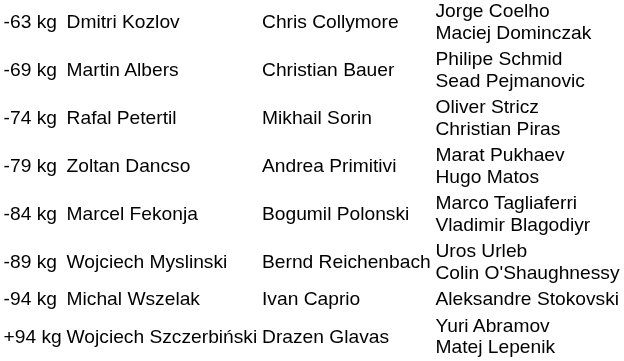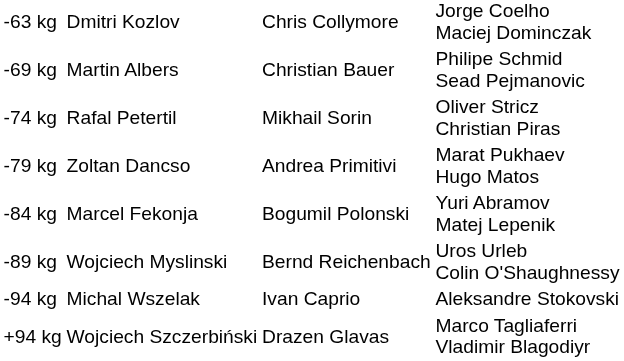(513, 214) Marco Tagliaferri Vladimir Blagodiyr -> (495, 214) Yuri Abramov Matej Lepenik
(495, 336) Yuri Abramov Matej Lepenik -> (513, 336) Marco Tagliaferri Vladimir Blagodiyr
